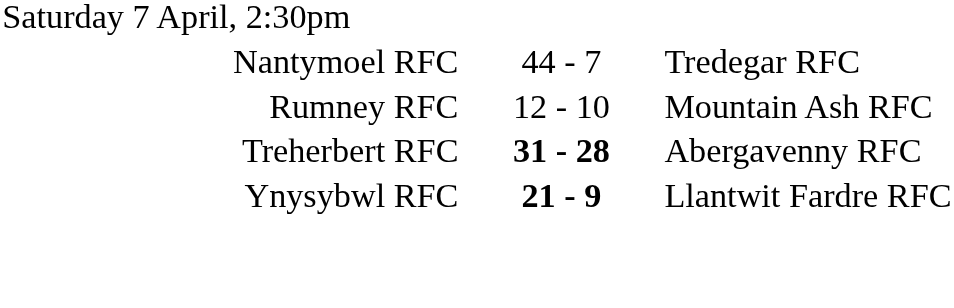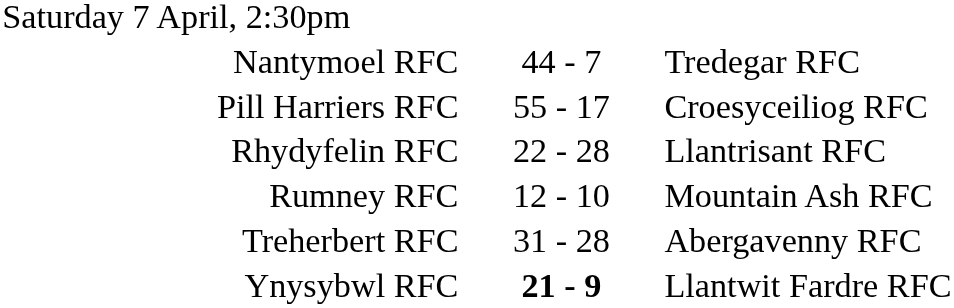+ row: (338, 106)
+ row: (345, 151)
(561, 151) bold -> (561, 241) normal
